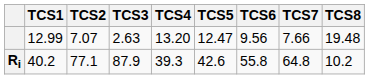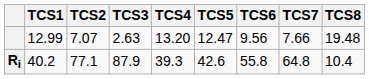(339, 61) 10.2 -> (339, 61) 10.4
